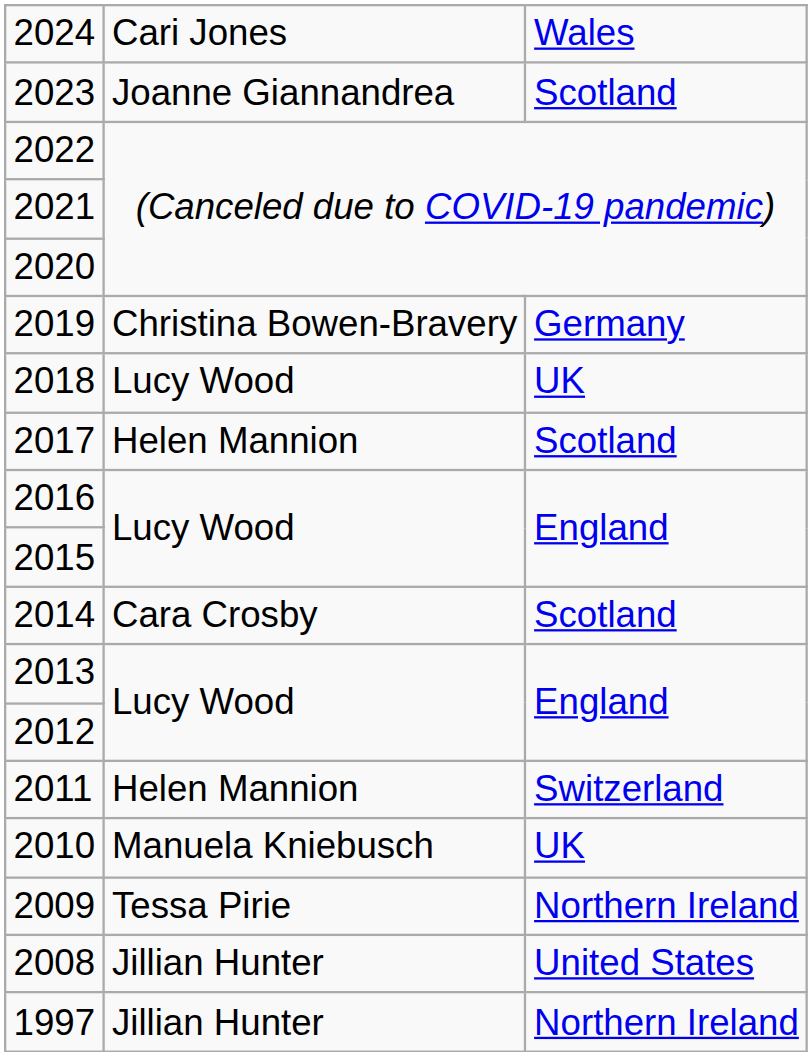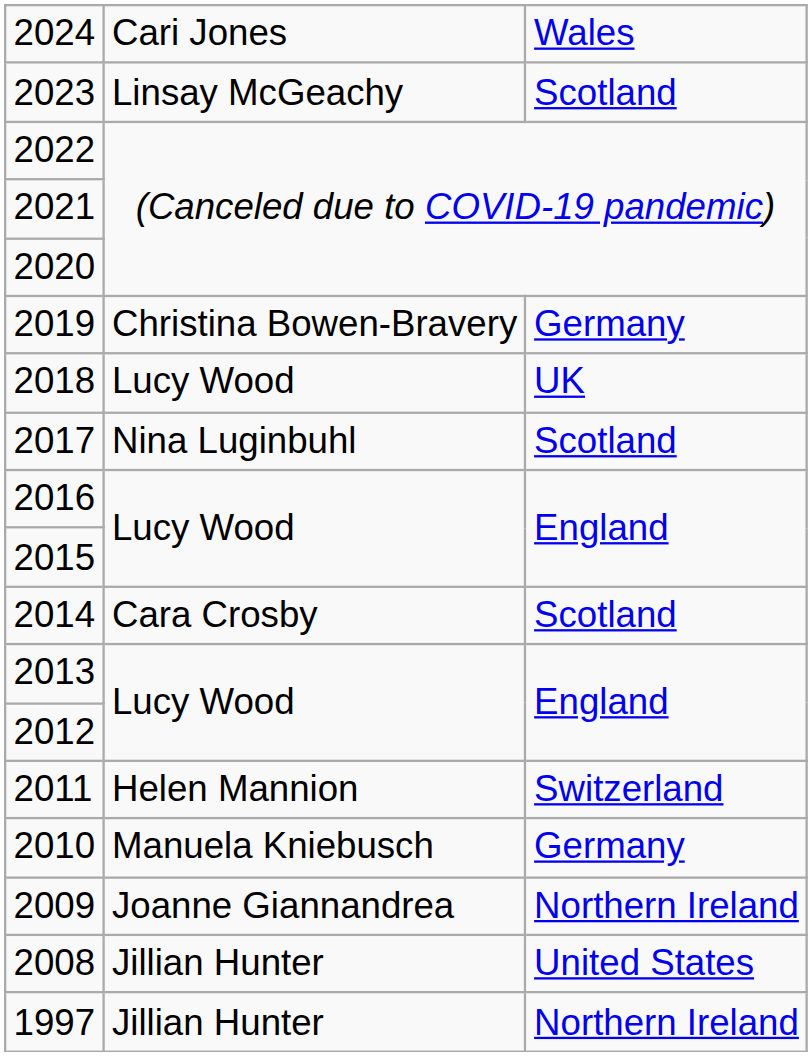(283, 91) Joanne Giannandrea -> (258, 91) Linsay McGeachy
(235, 440) Helen Mannion -> (234, 440) Nina Luginbuhl
(560, 847) UK -> (609, 847) Germany
(202, 905) Tessa Pirie -> (283, 905) Joanne Giannandrea
